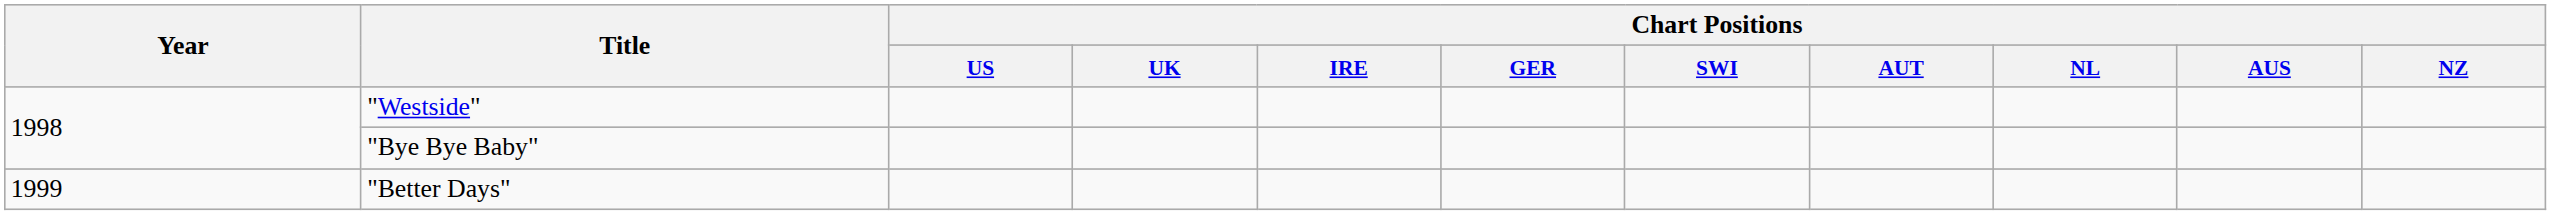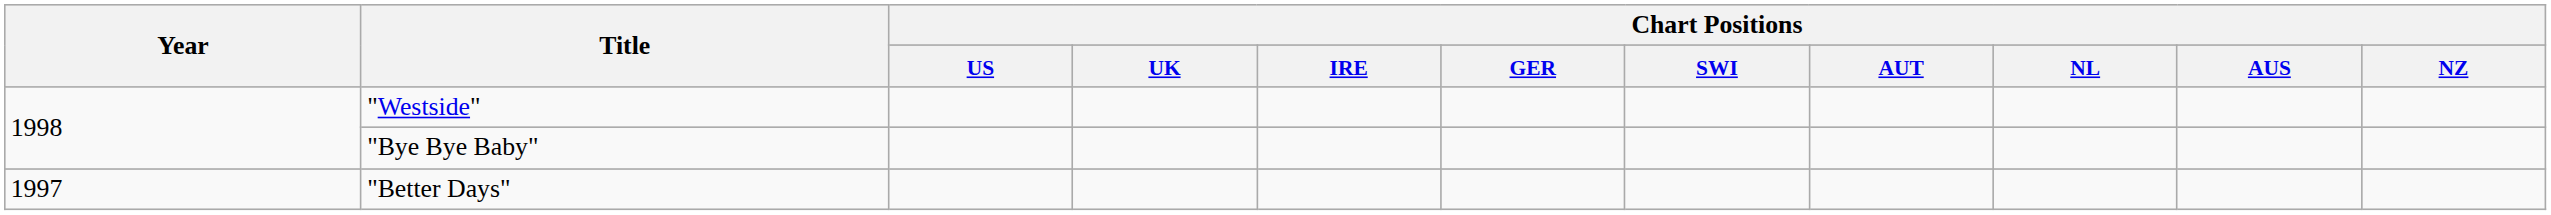(37, 188) 1999 -> (37, 188) 1997
